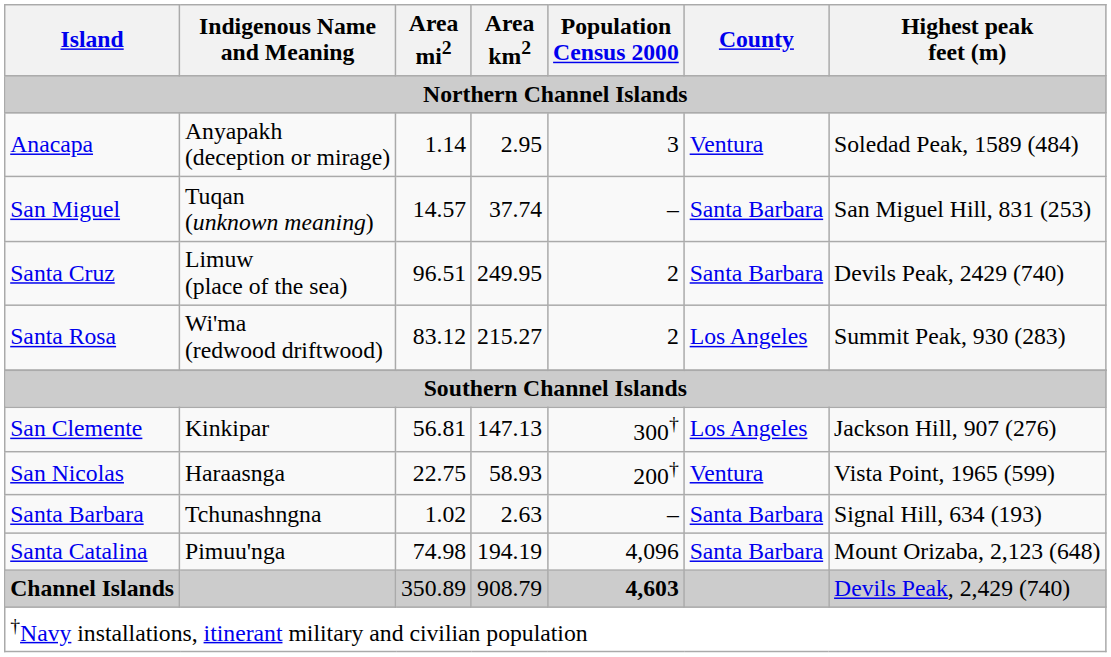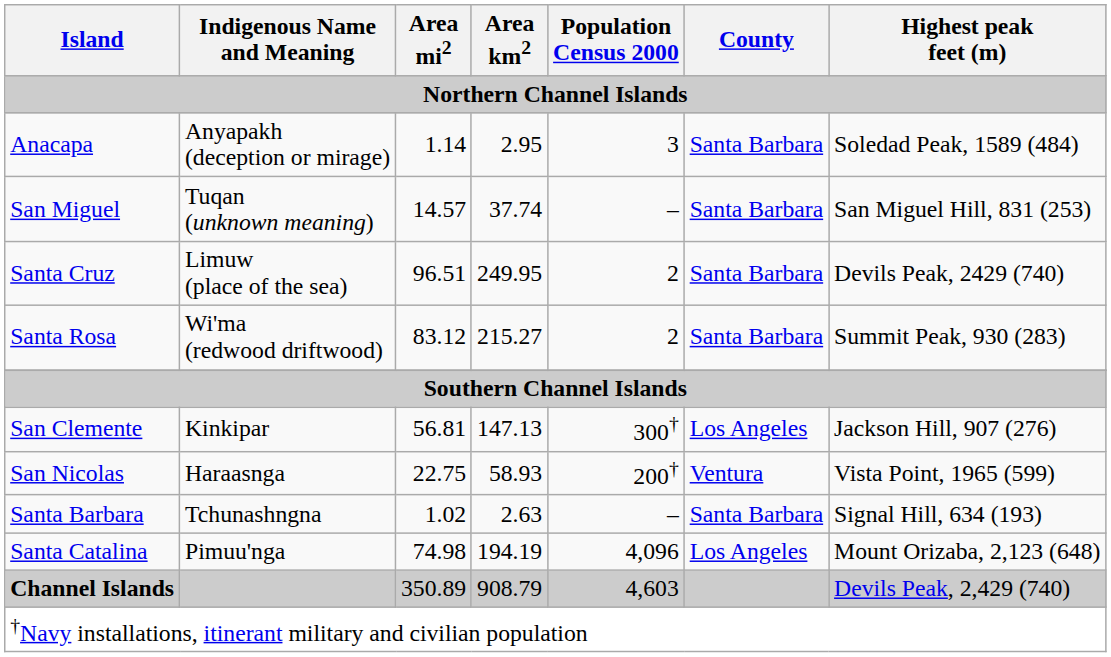(727, 144) Ventura -> (756, 144) Santa Barbara
(749, 337) Los Angeles -> (756, 337) Santa Barbara
(756, 551) Santa Barbara -> (749, 551) Los Angeles
(652, 588) bold -> (652, 588) normal
